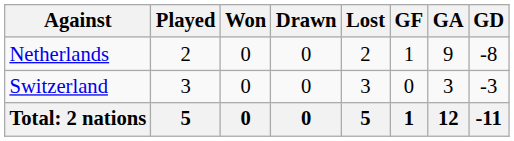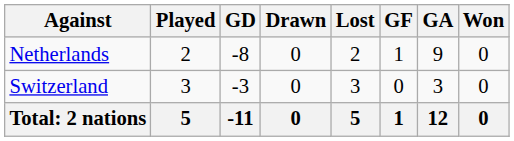columns swapped: (246, 20) <-> (489, 20)
